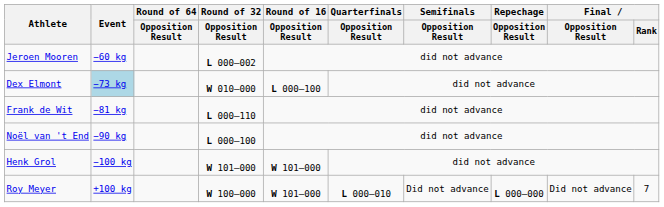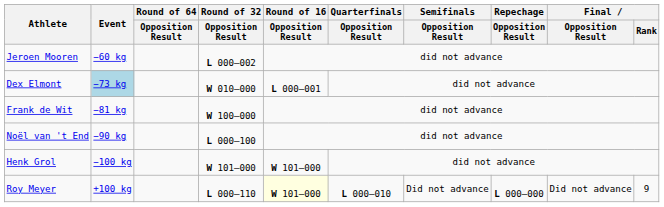(296, 89) L 000–100 -> (296, 89) L 000–001
(231, 115) L 000–110 -> (231, 115) W 100–000
(231, 194) W 100–000 -> (231, 194) L 000–110
(296, 194) no background -> (296, 194) lightyellow background
(647, 188) 7 -> (647, 188) 9
